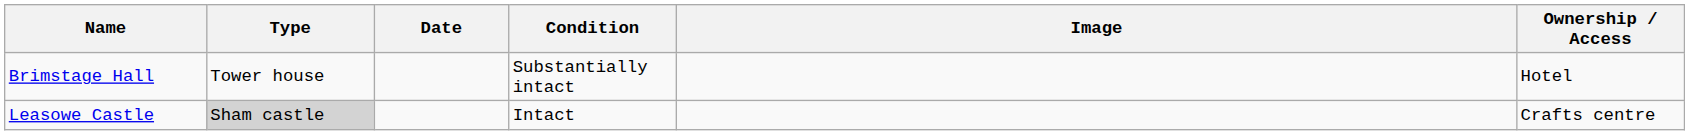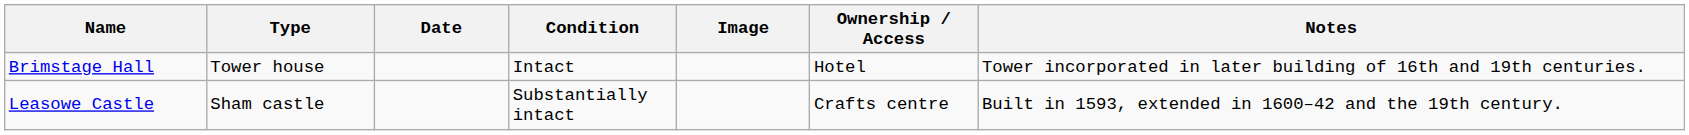+ column: (1331, 29)
(580, 77) Substantially intact -> (544, 67) Intact
(267, 115) lightgrey background -> (267, 105) no background
(544, 115) Intact -> (580, 105) Substantially intact
